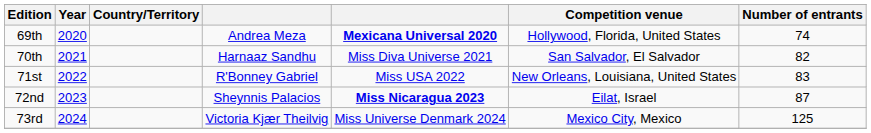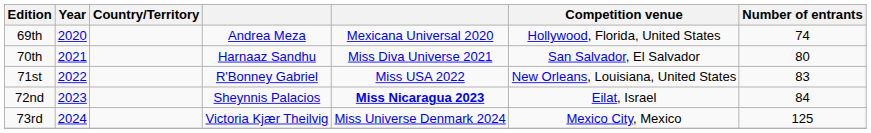(420, 36) bold -> (420, 36) normal
(802, 56) 82 -> (802, 56) 80
(802, 98) 87 -> (802, 98) 84
